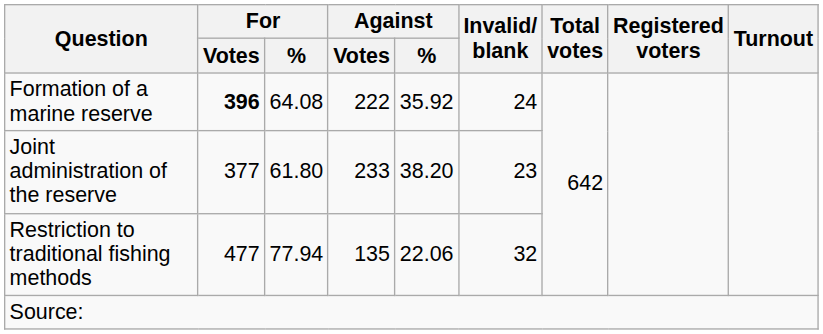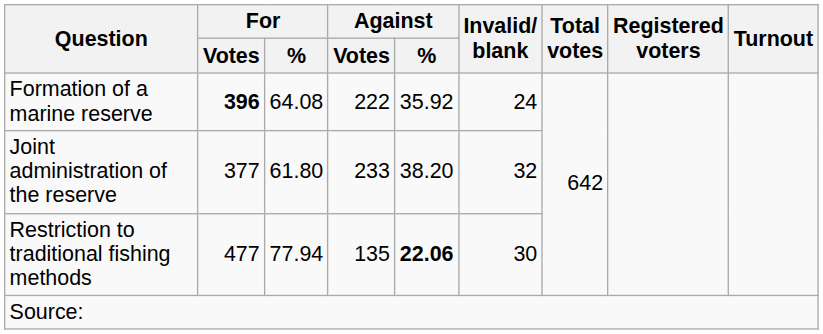(525, 171) 23 -> (525, 171) 32
(427, 253) normal -> (427, 253) bold
(525, 253) 32 -> (525, 253) 30
